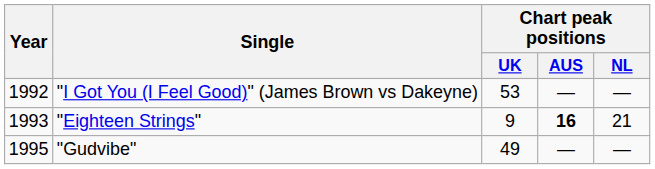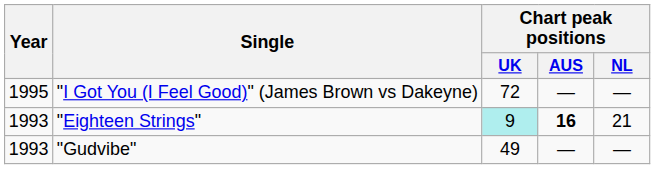(29, 92) 1992 -> (29, 92) 1995
(510, 92) 53 -> (510, 92) 72
(510, 121) no background -> (510, 121) paleturquoise background
(29, 149) 1995 -> (29, 149) 1993
